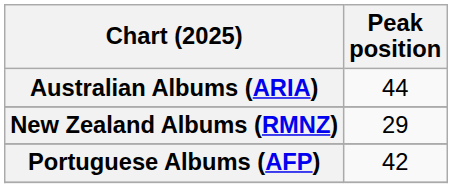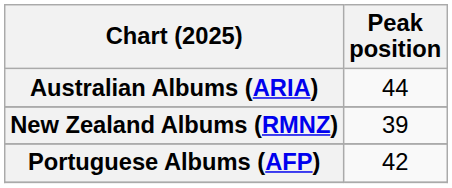(395, 125) 29 -> (395, 125) 39
